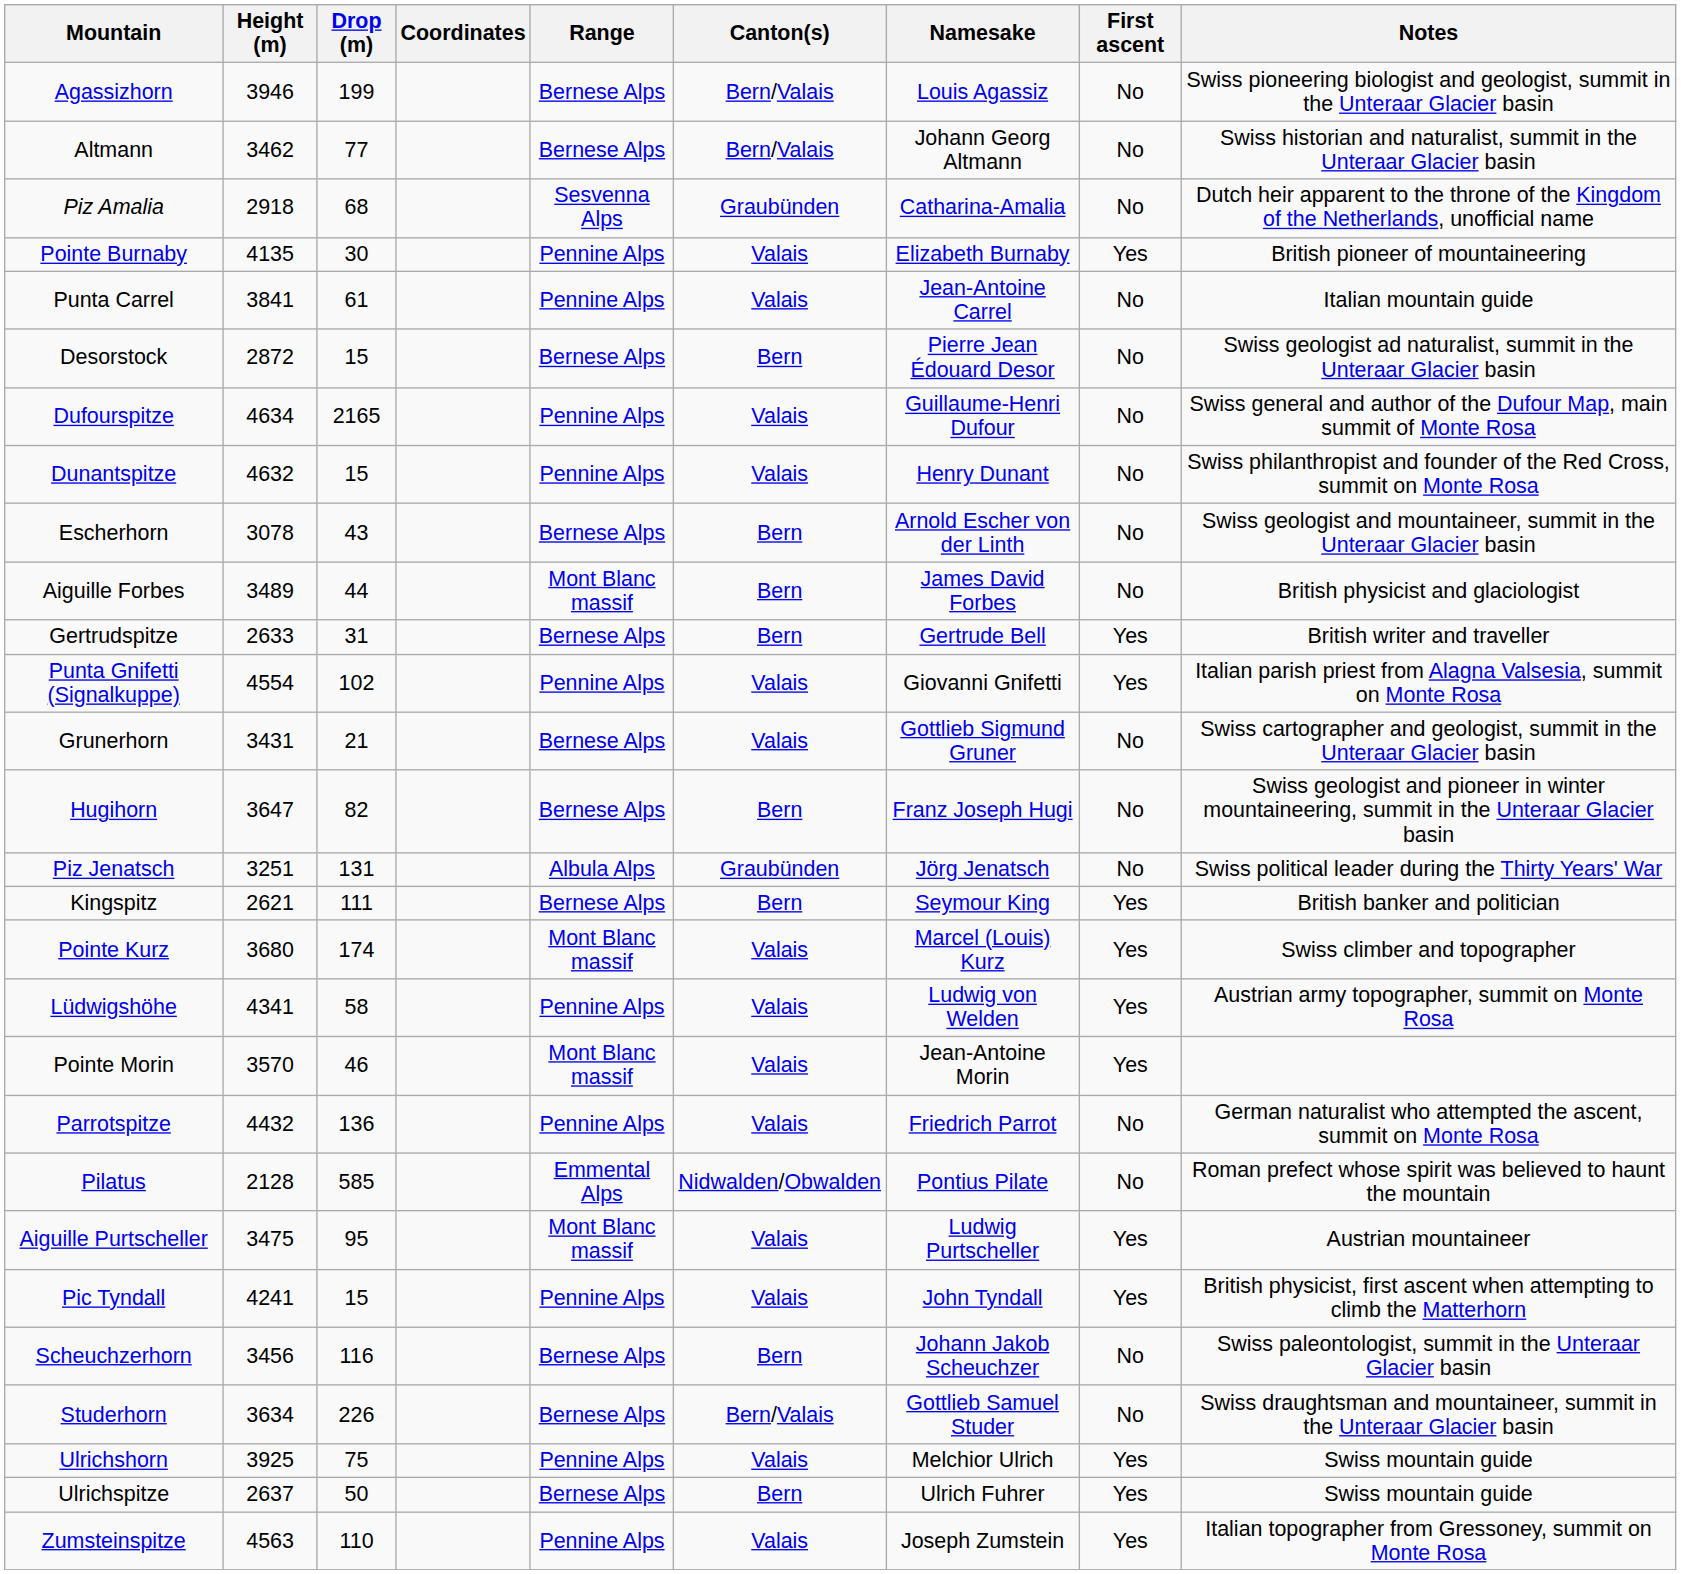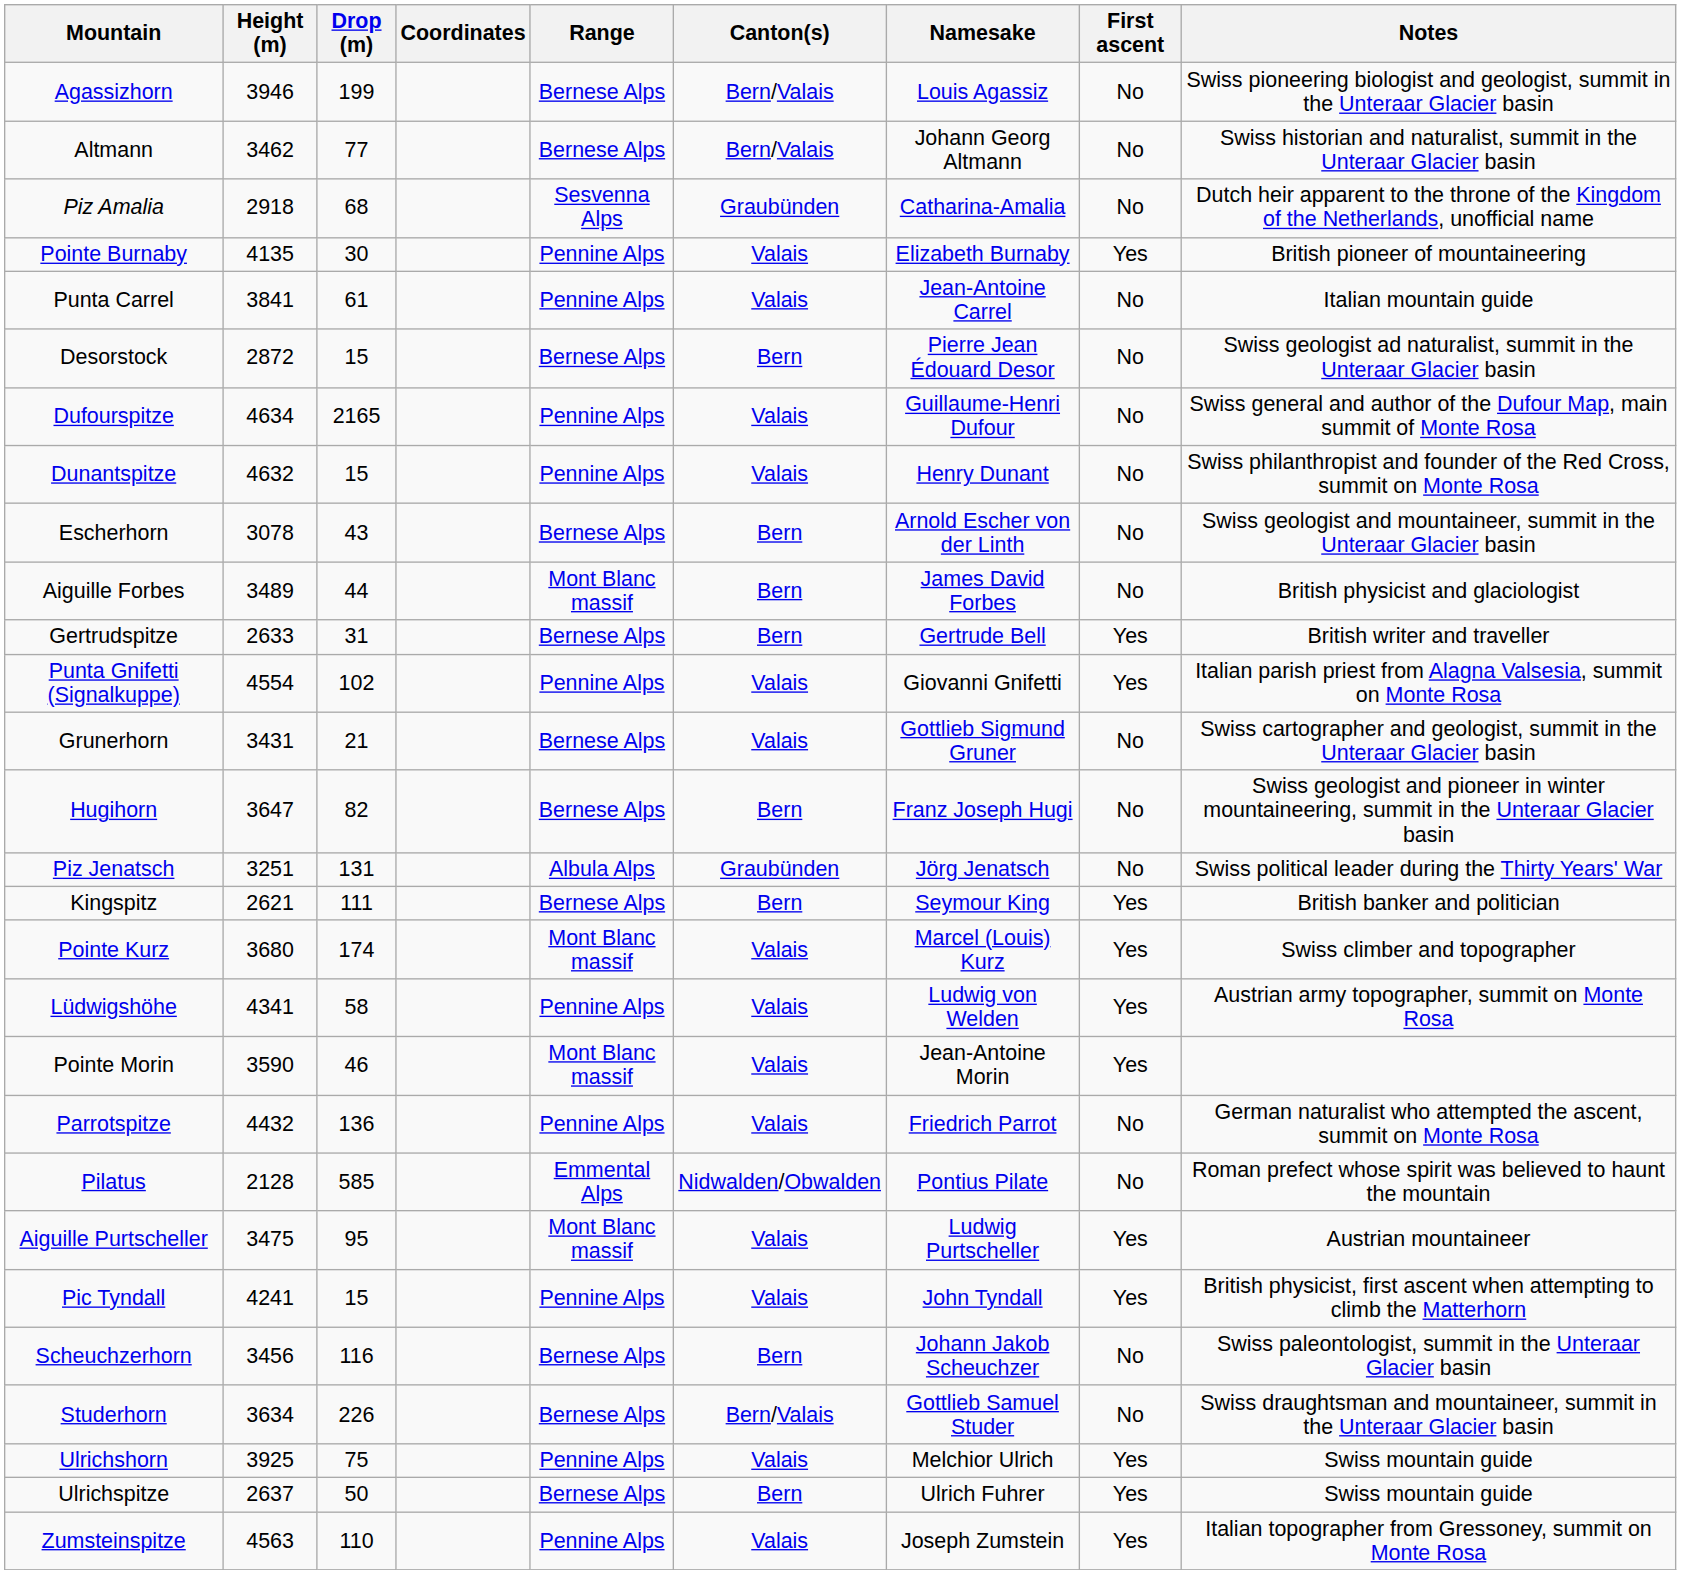(270, 1065) 3570 -> (270, 1065) 3590
